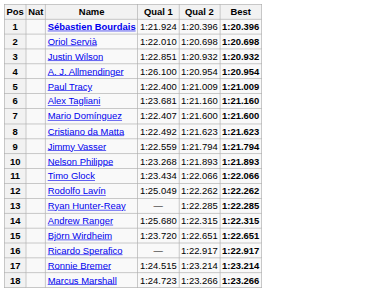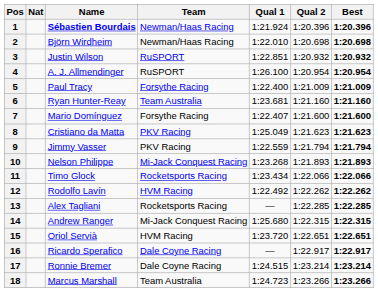+ column: (194, 12)
(72, 42) Oriol Servià -> (80, 42) Björn Wirdheim
(74, 101) Alex Tagliani -> (87, 101) Ryan Hunter-Reay
(158, 131) 1:22.492 -> (270, 131) 1:25.049
(158, 191) 1:25.049 -> (270, 191) 1:22.492
(87, 206) Ryan Hunter-Reay -> (74, 206) Alex Tagliani
(80, 236) Björn Wirdheim -> (72, 236) Oriol Servià
